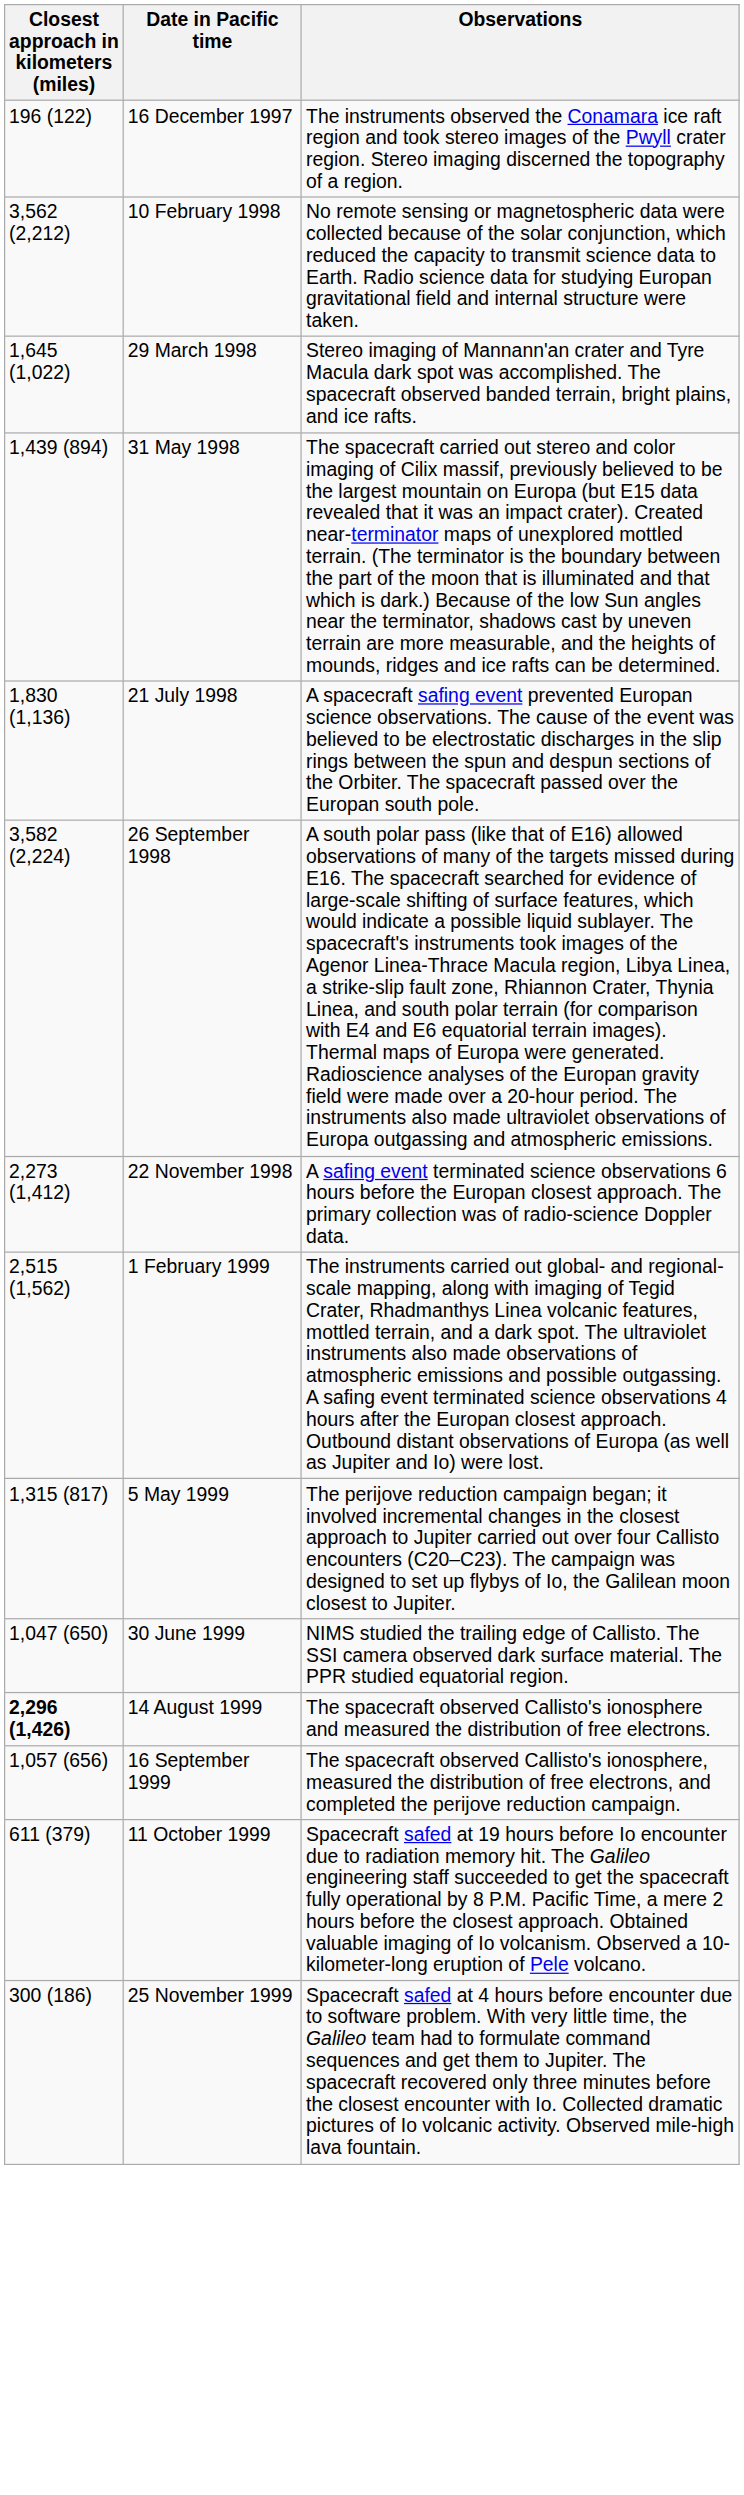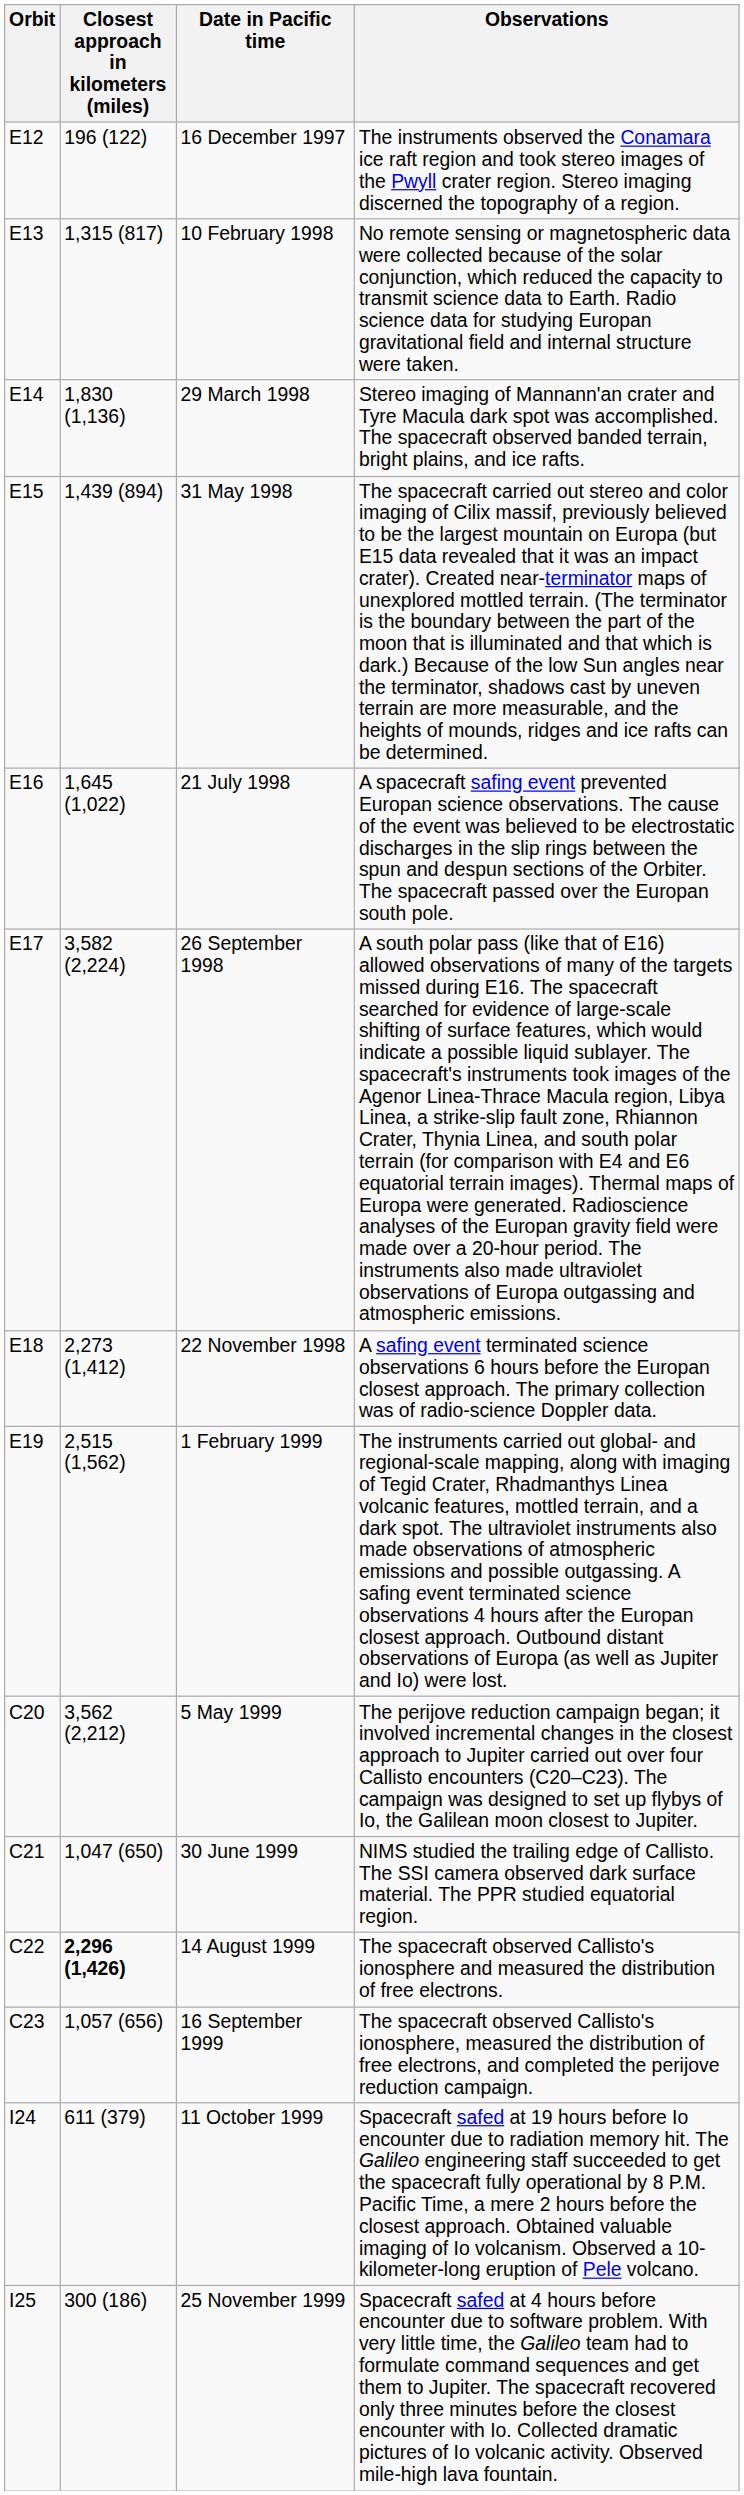+ column: (32, 19)
(40, 222) 3,562 (2,212) -> (114, 233) 1,315 (817)
(40, 362) 1,645 (1,022) -> (95, 405) 1,830 (1,136)
(40, 706) 1,830 (1,136) -> (95, 794) 1,645 (1,022)
(59, 1494) 1,315 (817) -> (95, 1722) 3,562 (2,212)
